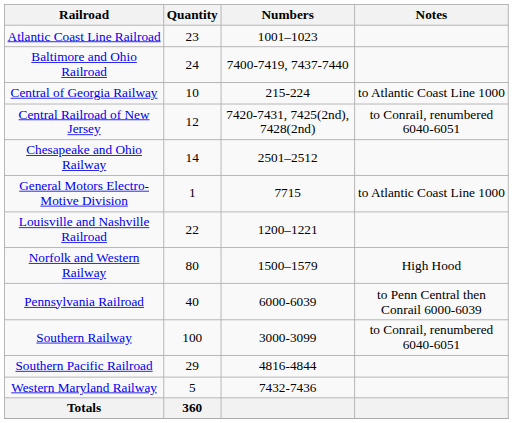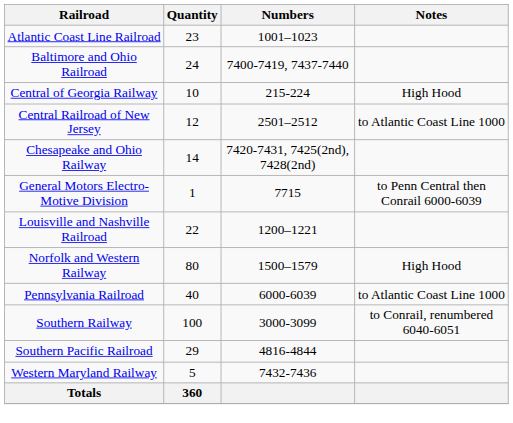(431, 93) to Atlantic Coast Line 1000 -> (431, 93) High Hood
(288, 121) 7420-7431, 7425(2nd), 7428(2nd) -> (288, 121) 2501–2512
(431, 121) to Conrail, renumbered 6040-6051 -> (431, 121) to Atlantic Coast Line 1000
(288, 157) 2501–2512 -> (288, 157) 7420-7431, 7425(2nd), 7428(2nd)
(431, 193) to Atlantic Coast Line 1000 -> (431, 193) to Penn Central then Conrail 6000-6039
(431, 301) to Penn Central then Conrail 6000-6039 -> (431, 294) to Atlantic Coast Line 1000
